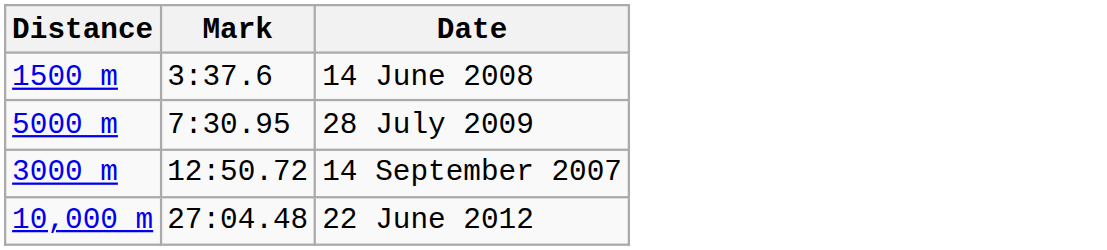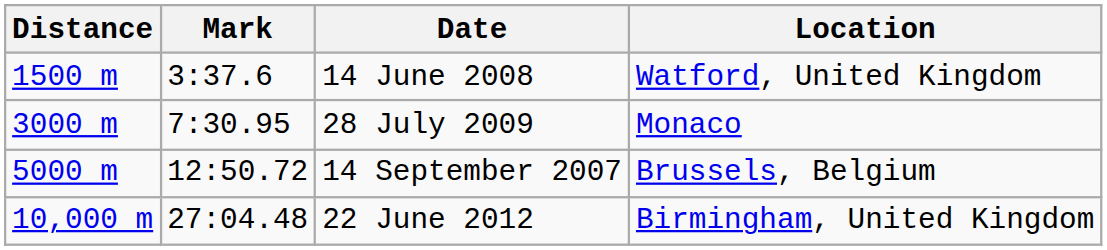+ column: (865, 29)
(65, 125) 5000 m -> (65, 125) 3000 m
(65, 173) 3000 m -> (65, 173) 5000 m
